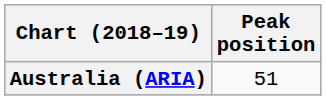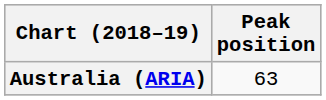(266, 79) 51 -> (266, 79) 63
